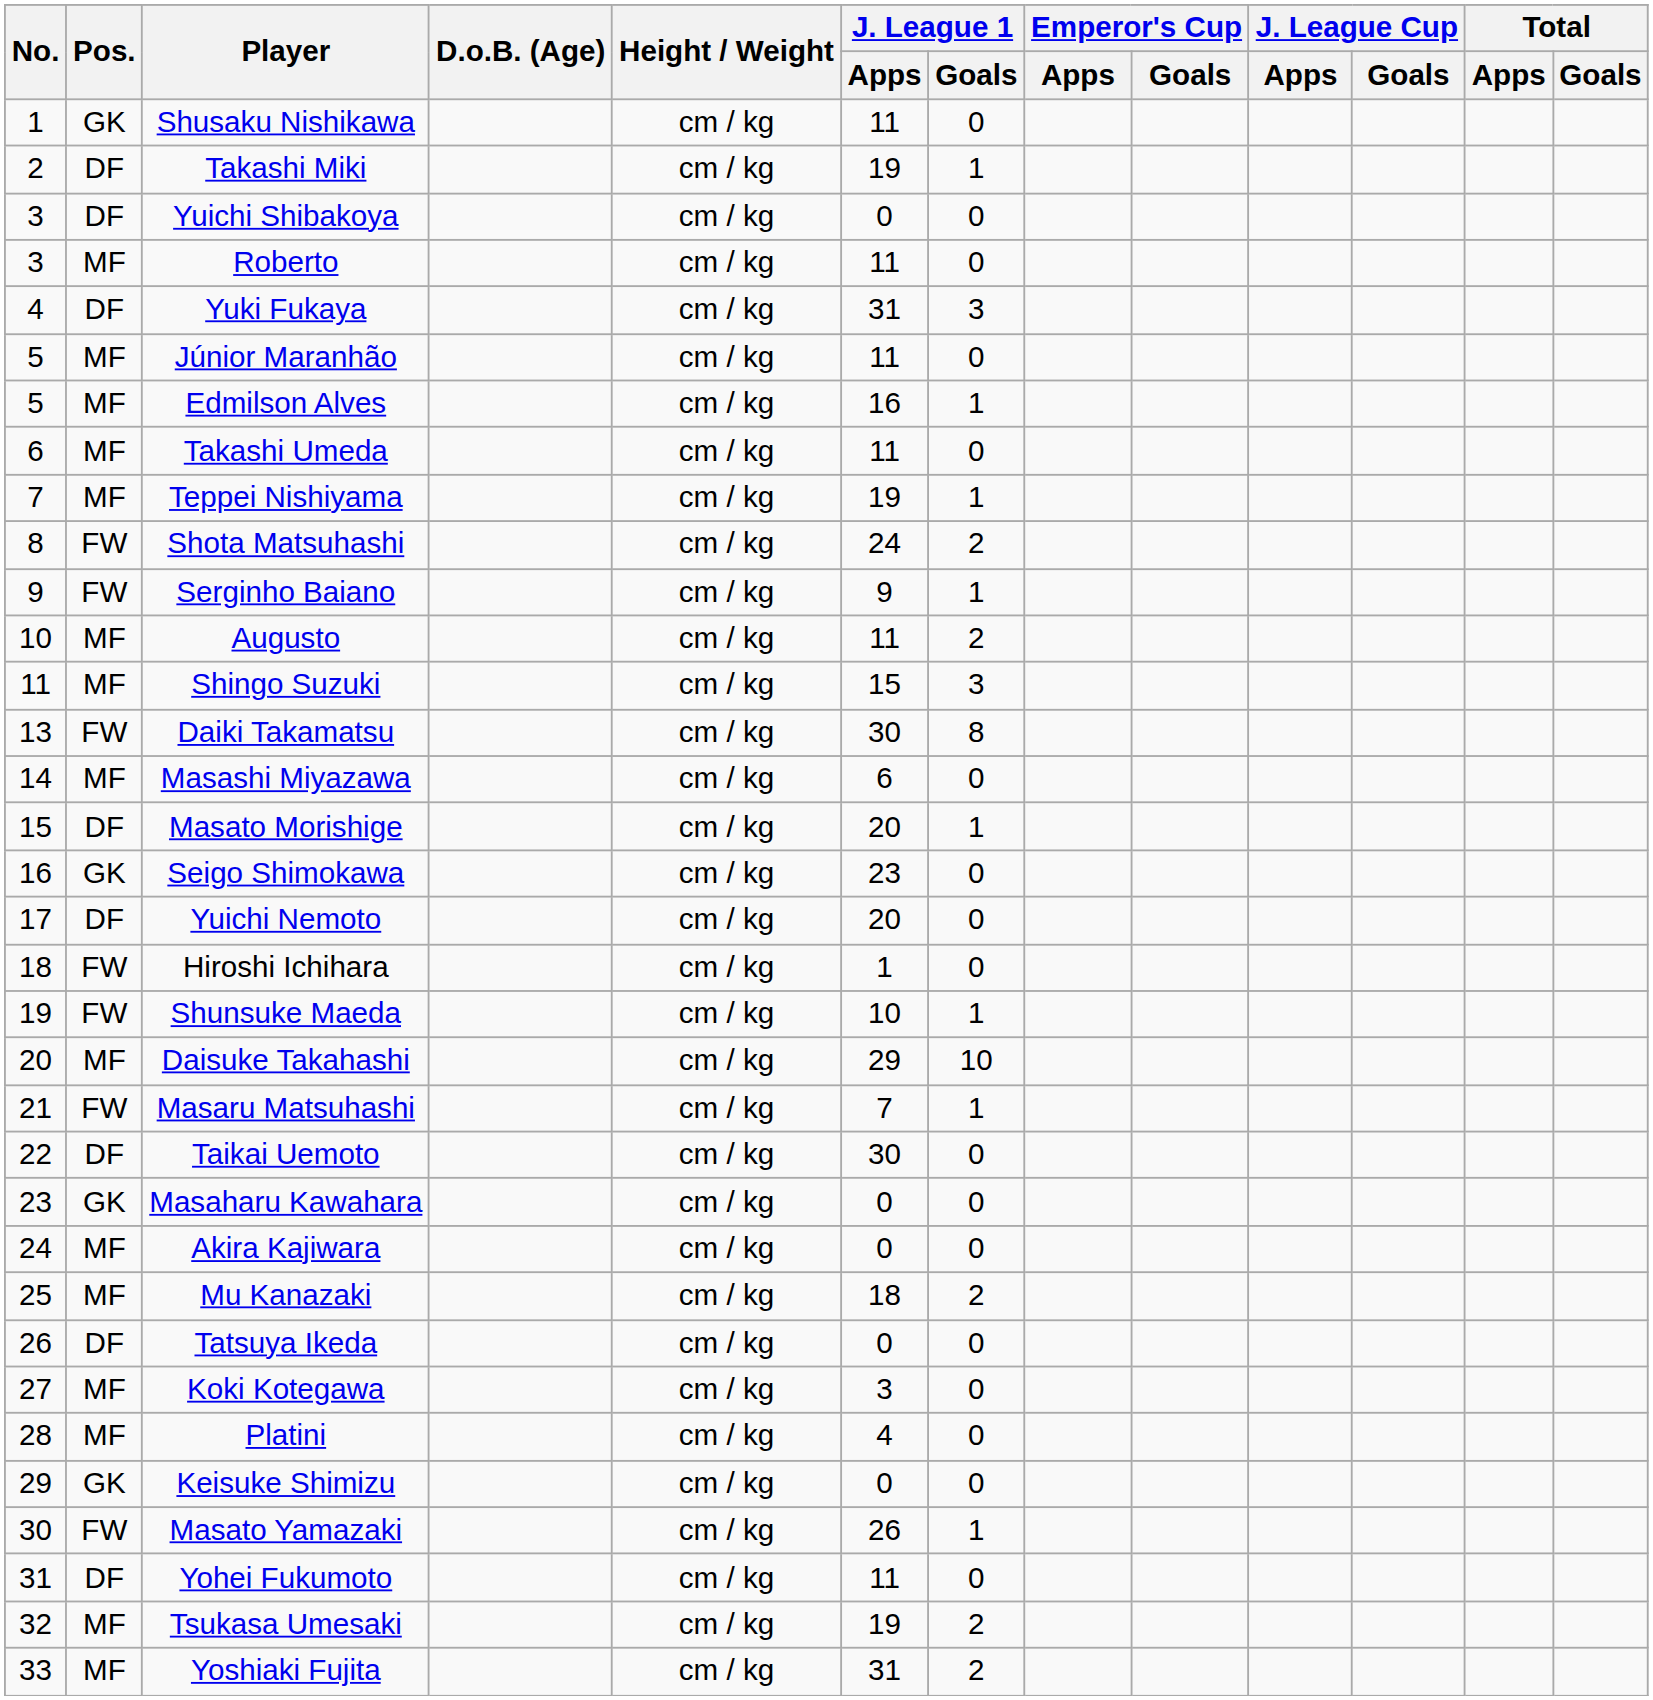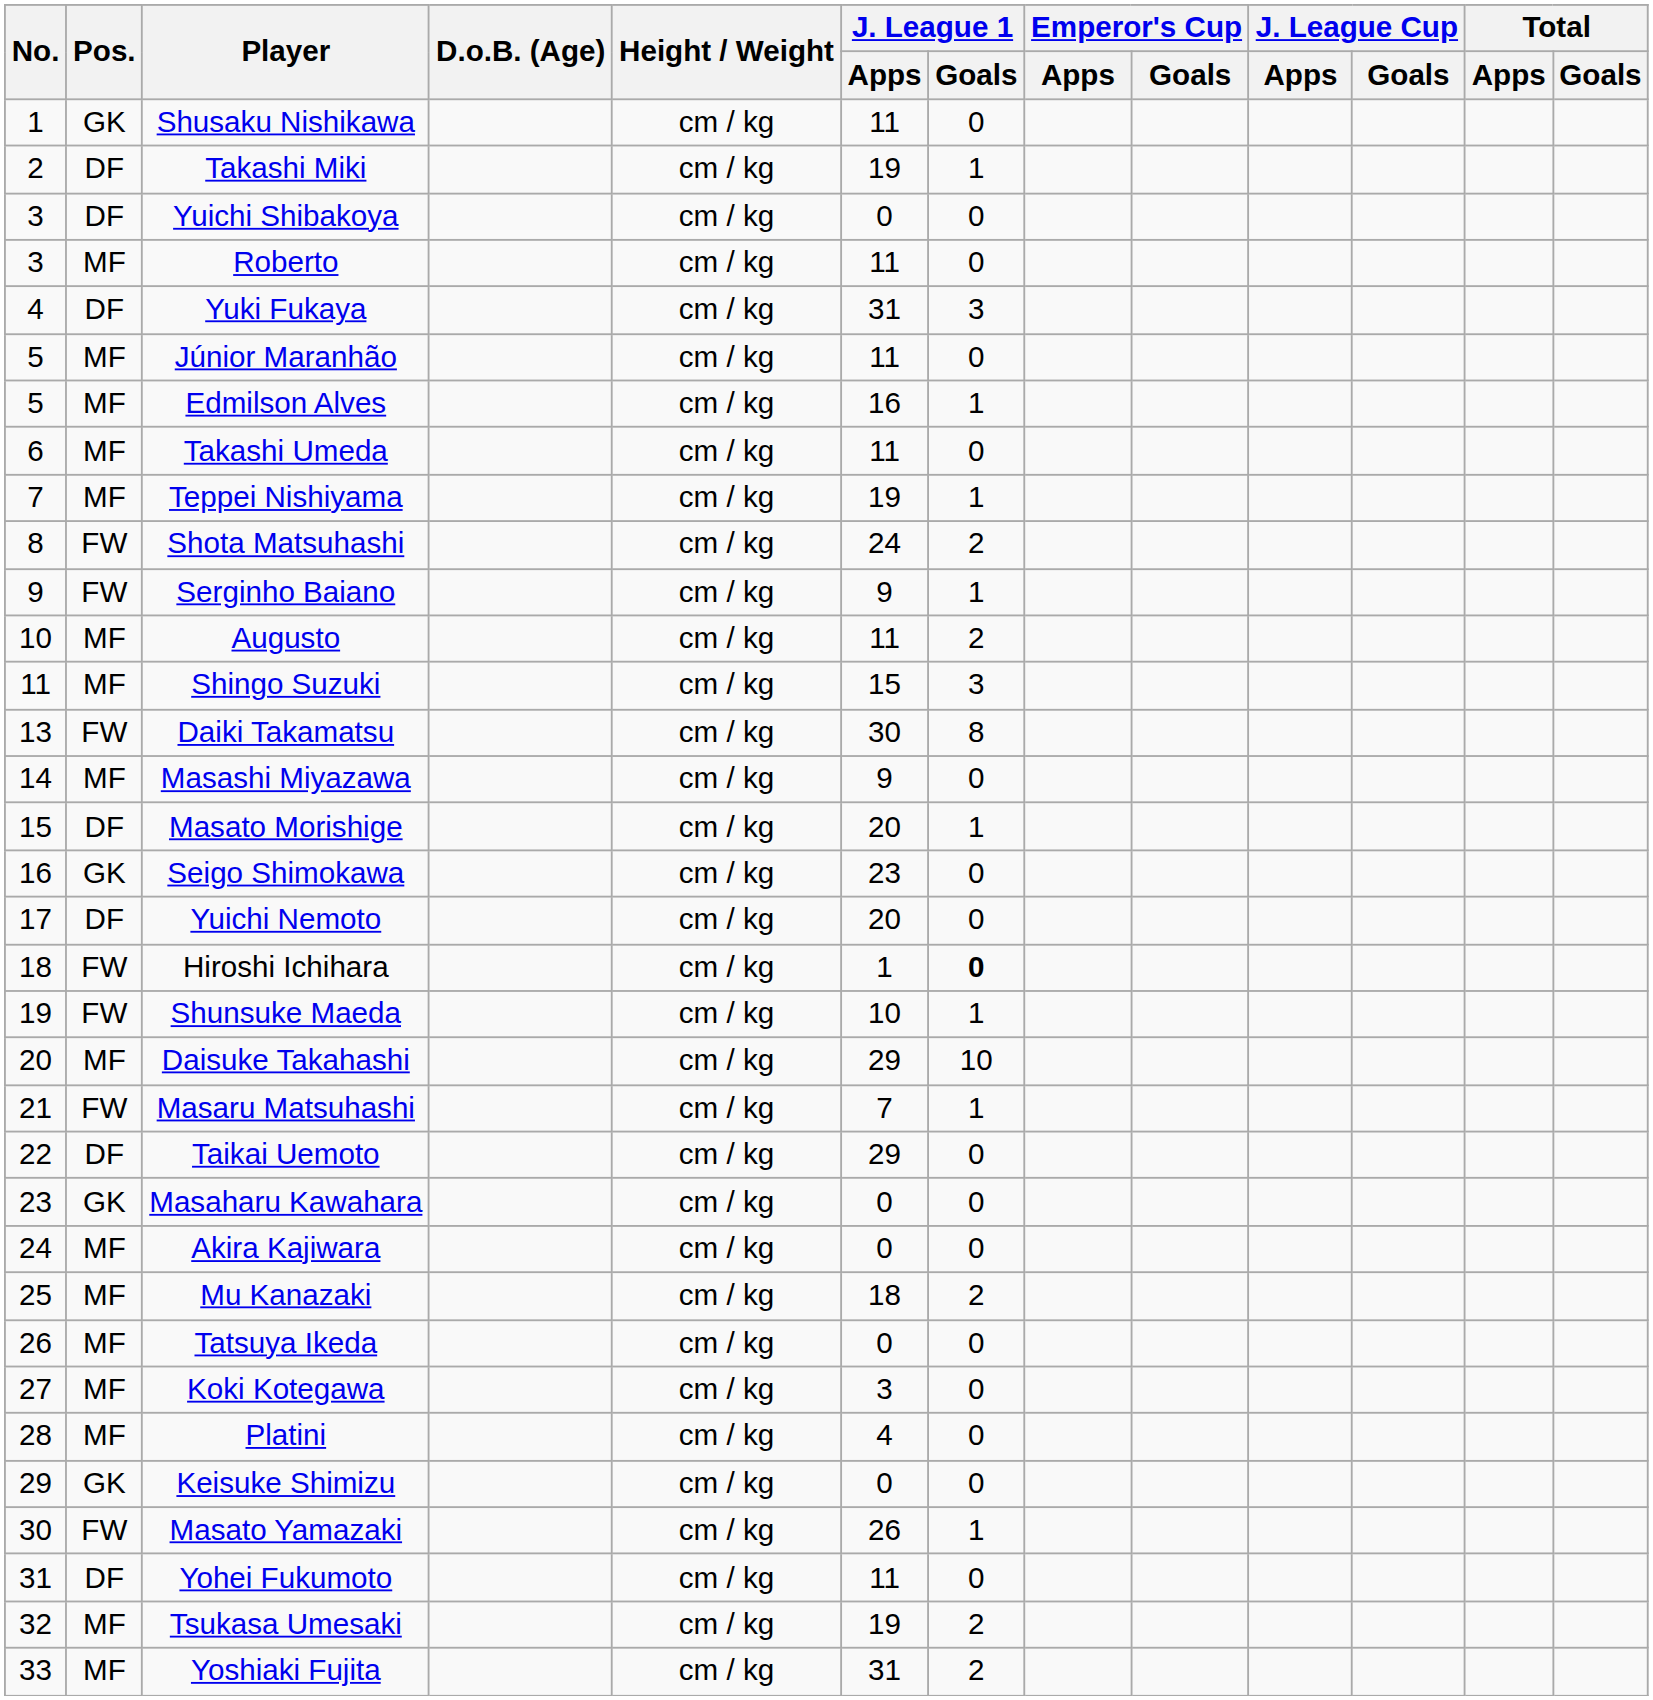(885, 779) 6 -> (885, 779) 9
(976, 966) normal -> (976, 966) bold
(885, 1154) 30 -> (885, 1154) 29
(104, 1342) DF -> (104, 1342) MF
